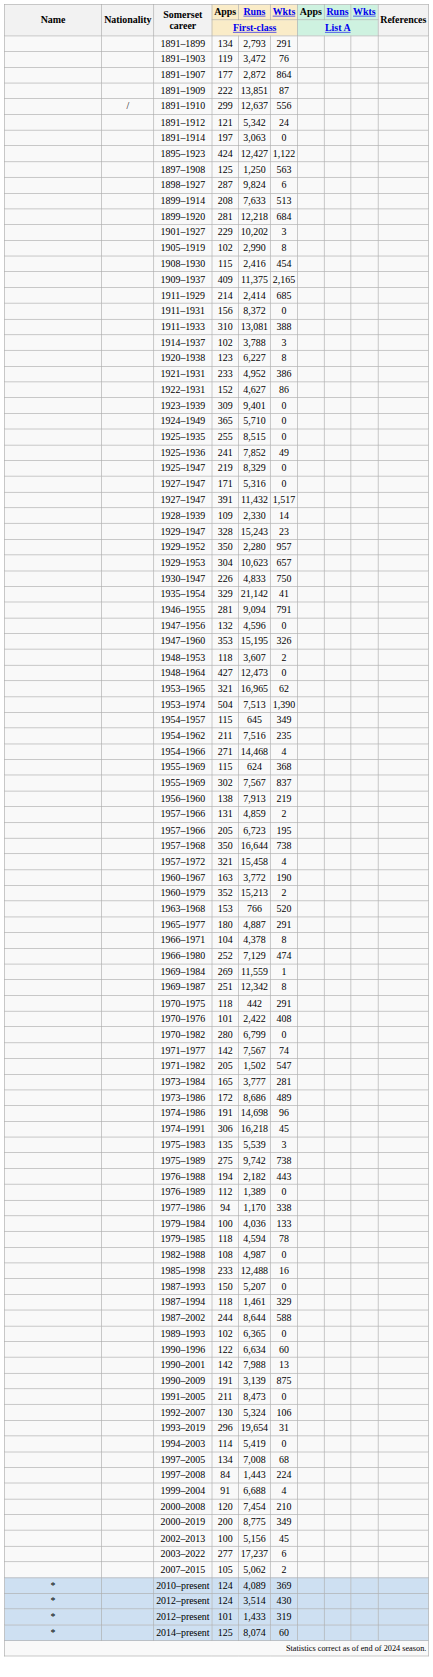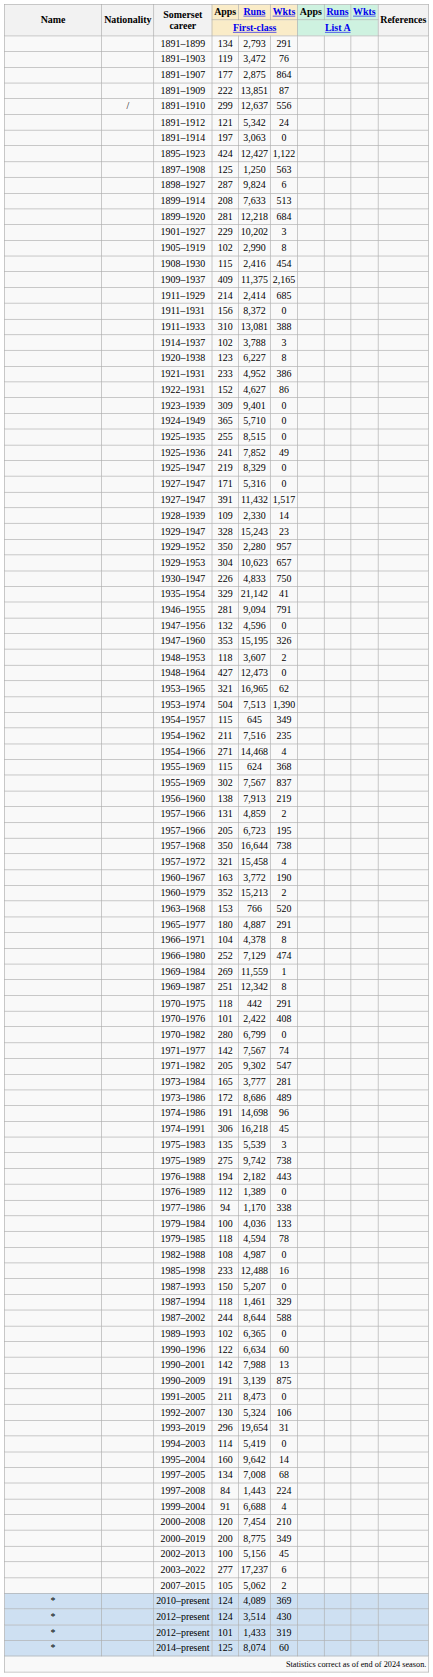(254, 75) 2,872 -> (254, 75) 2,875
(254, 1066) 1,502 -> (254, 1066) 9,302
+ row: (183, 1459)
